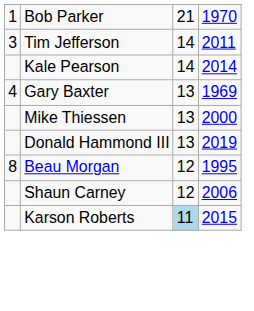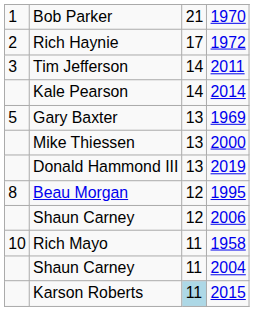+ row: (76, 42)
(13, 92) 4 -> (13, 117) 5
+ row: (70, 243)
+ row: (84, 268)
